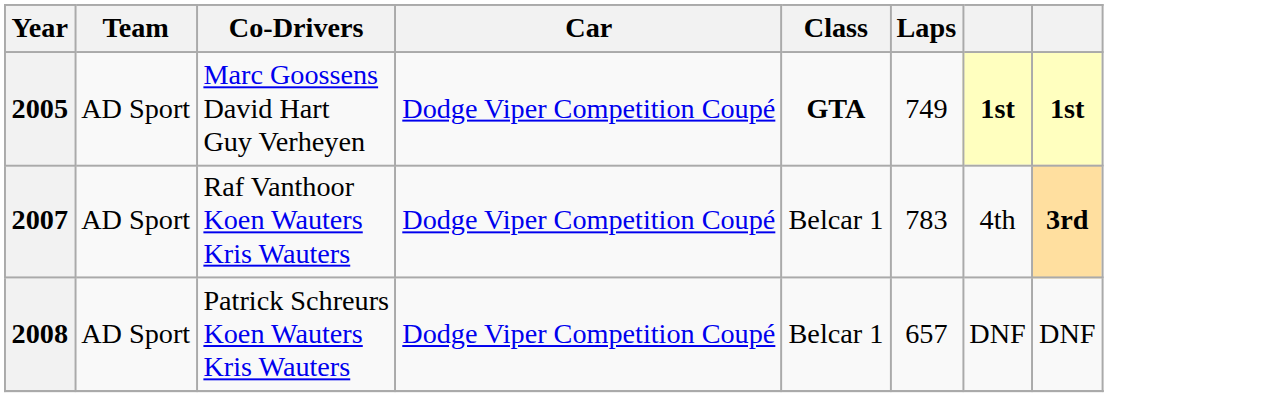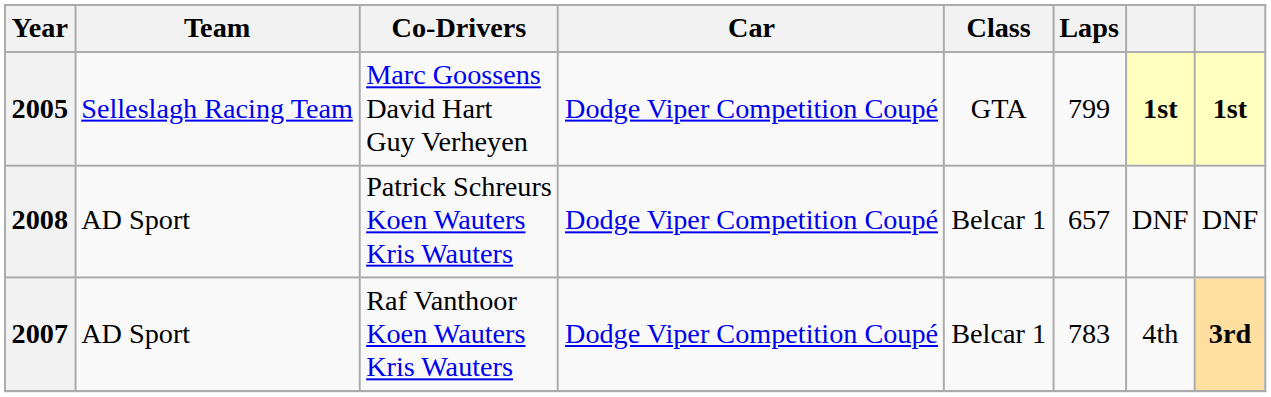(136, 108) AD Sport -> (217, 108) Selleslagh Racing Team
(836, 108) bold -> (999, 108) normal
(926, 108) 749 -> (1089, 108) 799
rows swapped: (40, 221) <-> (40, 334)
